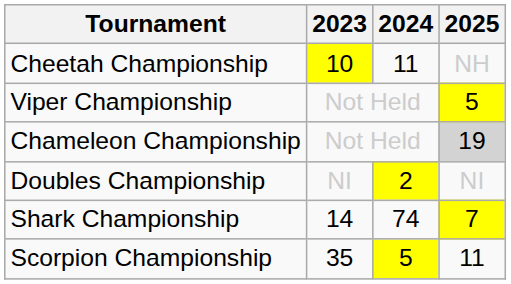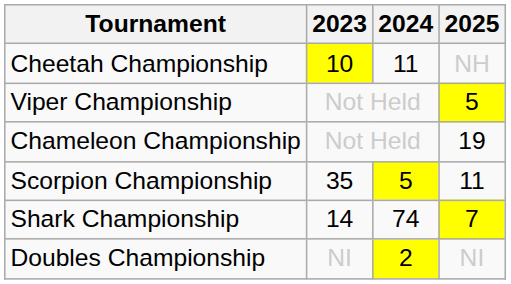(472, 141) lightgrey background -> (472, 141) no background
rows swapped: (141, 258) <-> (138, 180)
